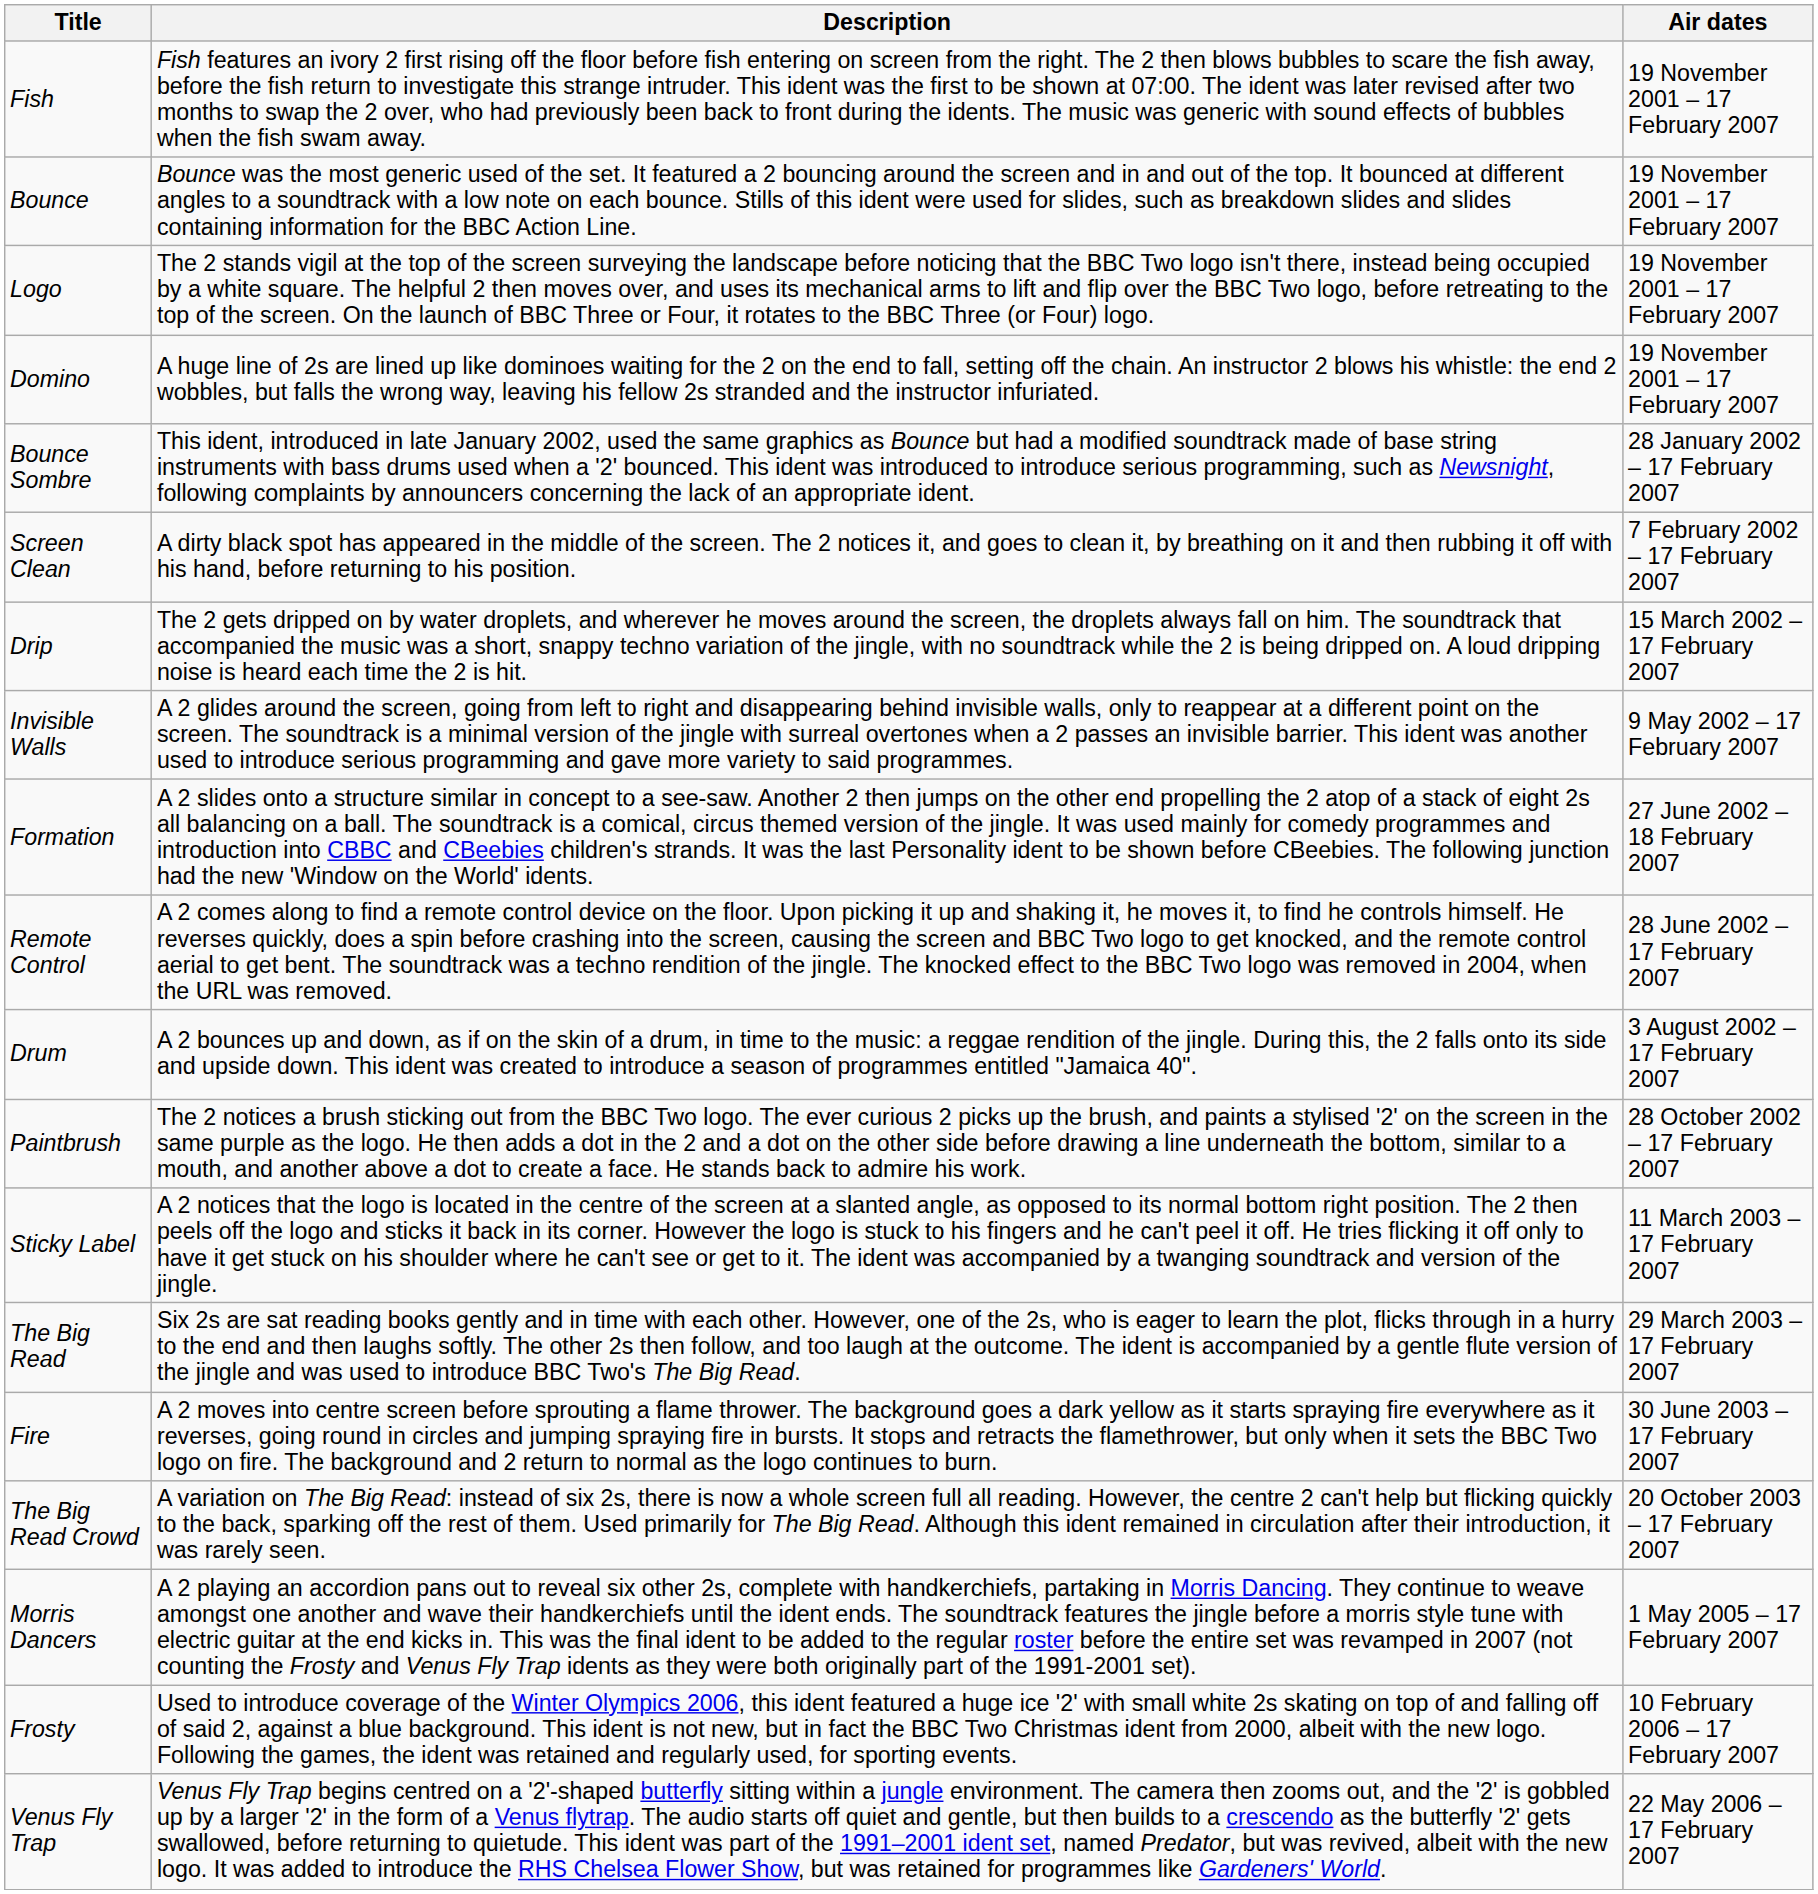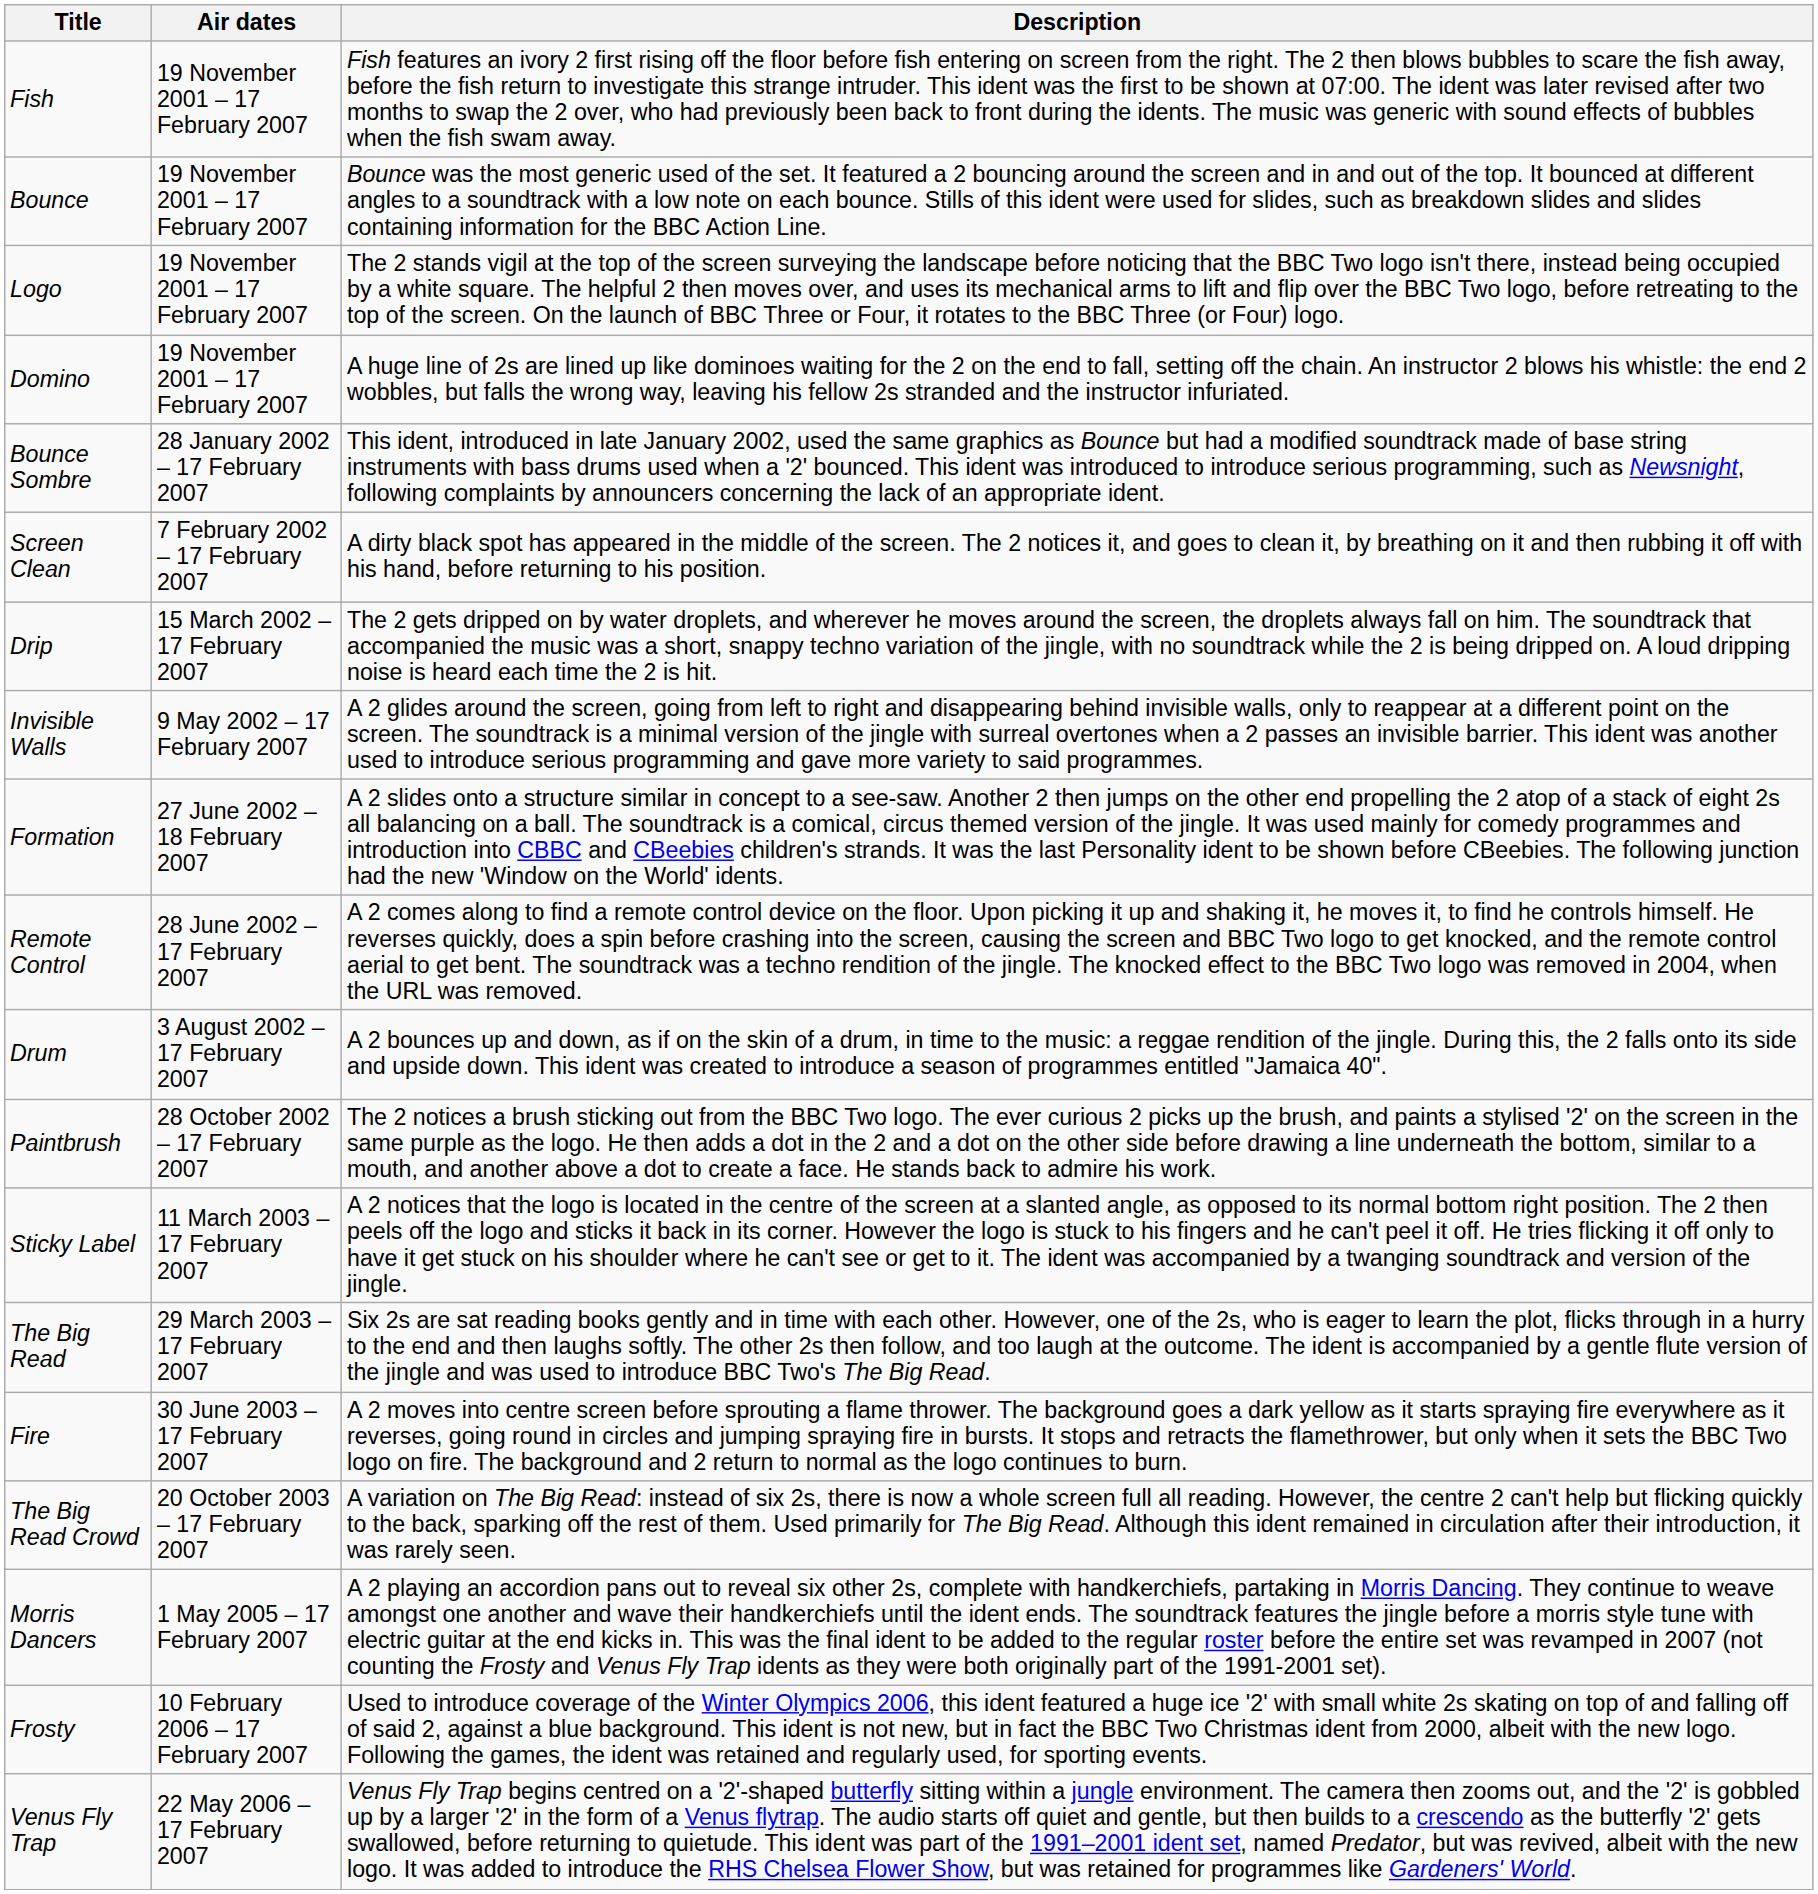columns swapped: (1718, 22) <-> (887, 22)
